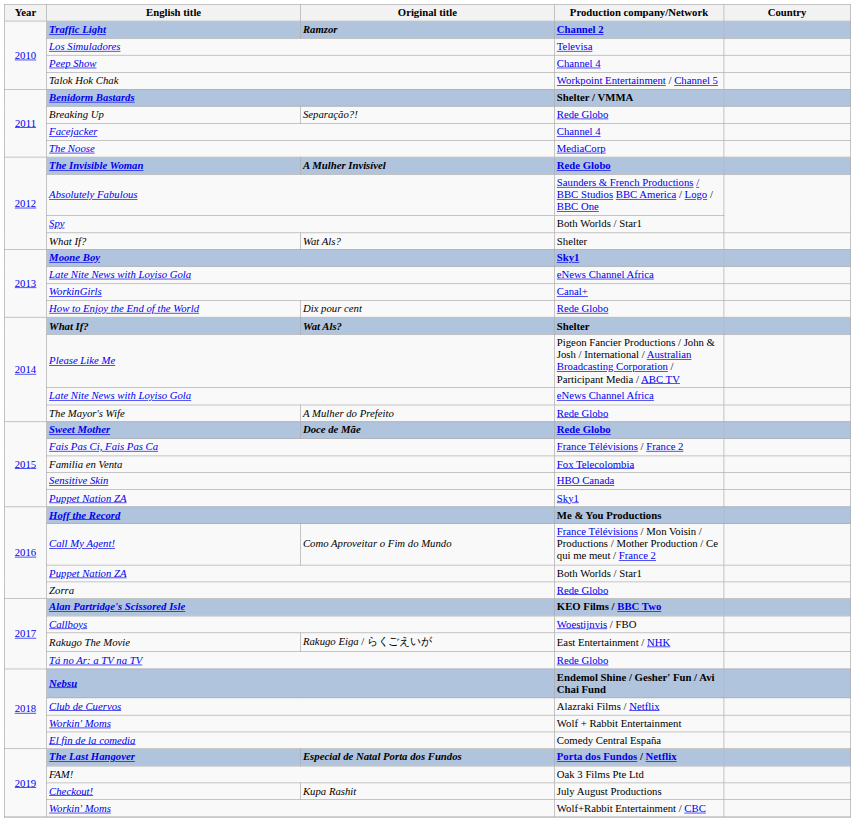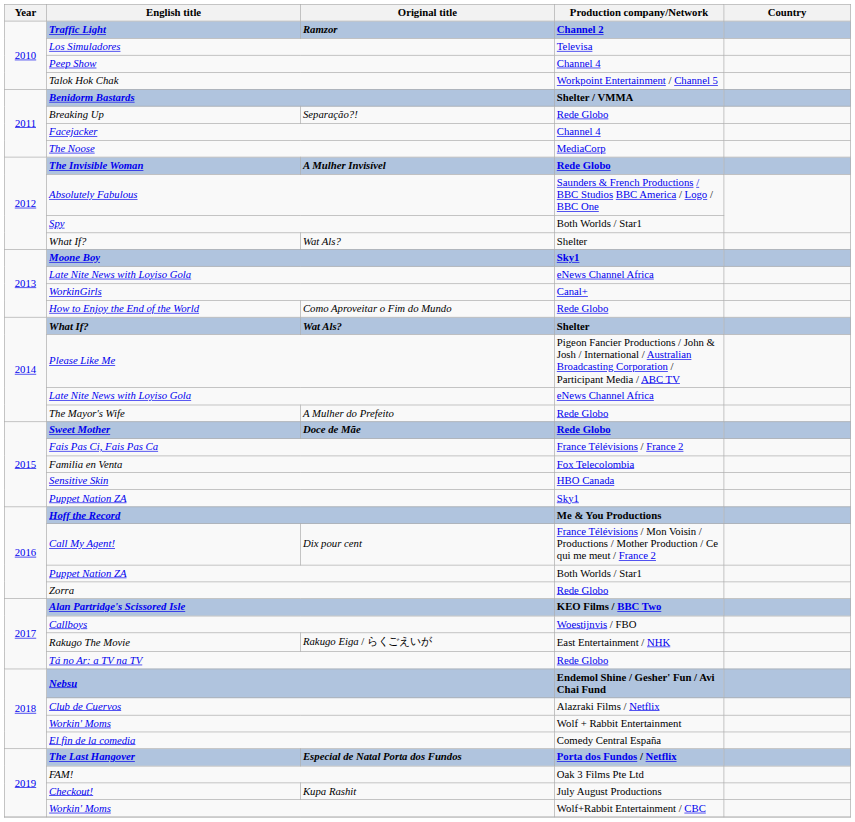(332, 309) Dix pour cent -> (377, 309) Como Aproveitar o Fim do Mundo
(377, 544) Como Aproveitar o Fim do Mundo -> (332, 544) Dix pour cent
